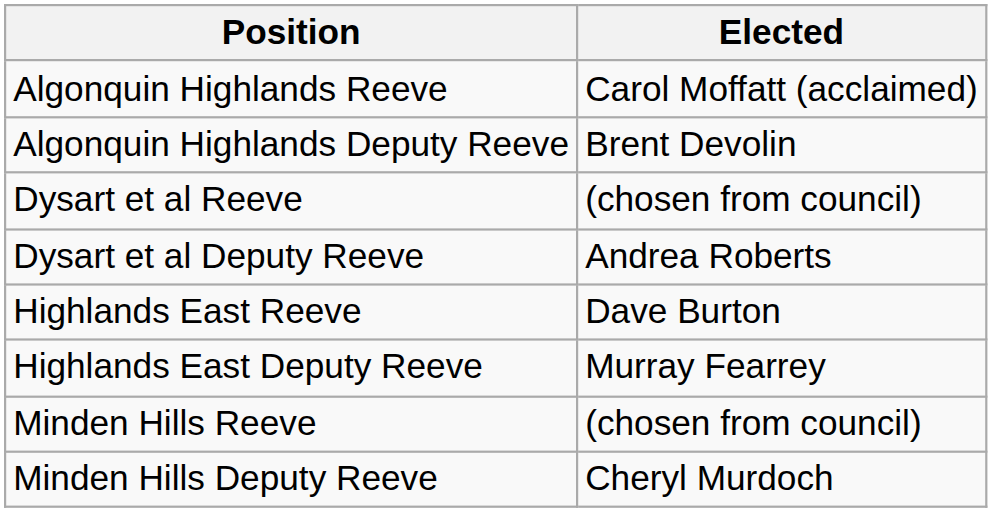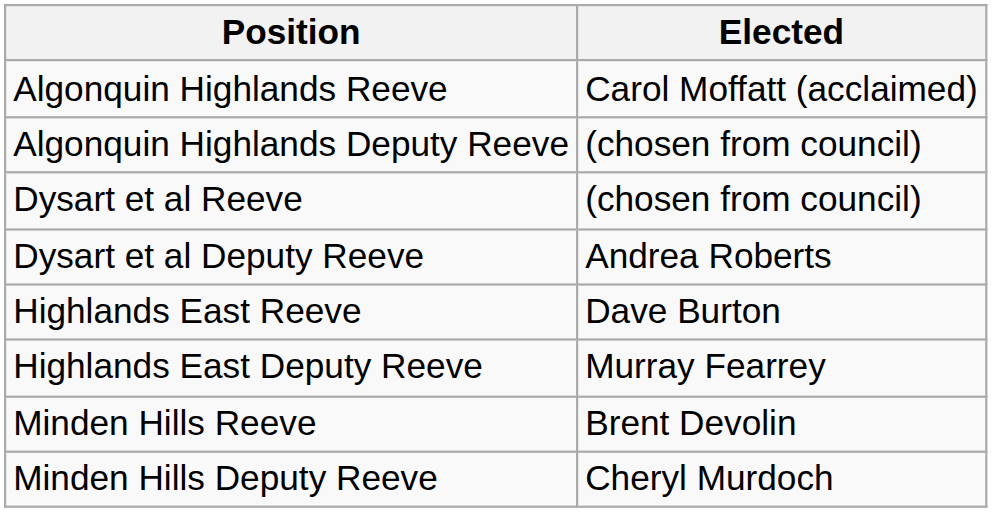(691, 144) Brent Devolin -> (753, 144) (chosen from council)
(753, 423) (chosen from council) -> (691, 423) Brent Devolin
